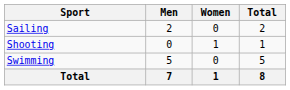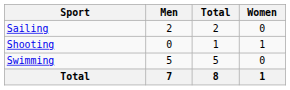columns swapped: (216, 12) <-> (262, 12)
